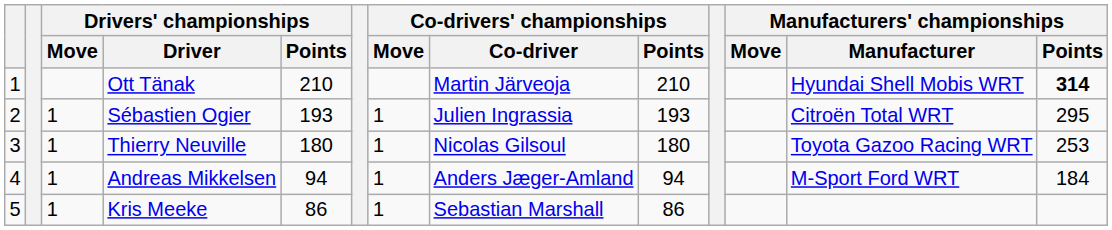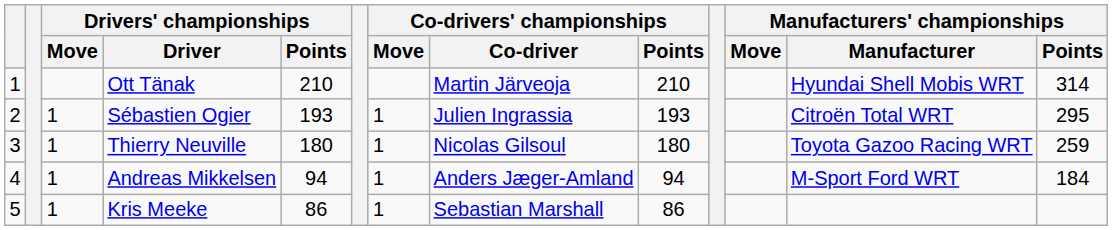(1073, 83) bold -> (1073, 83) normal
(1073, 146) 253 -> (1073, 146) 259
